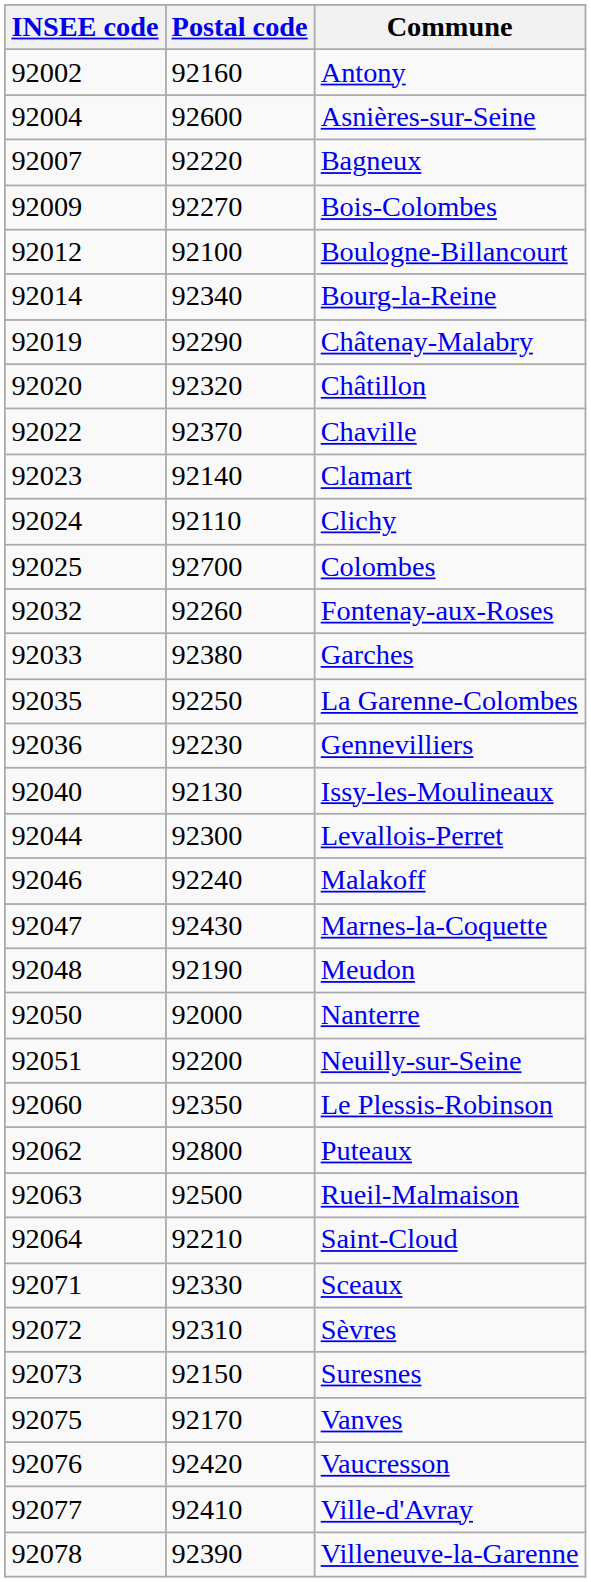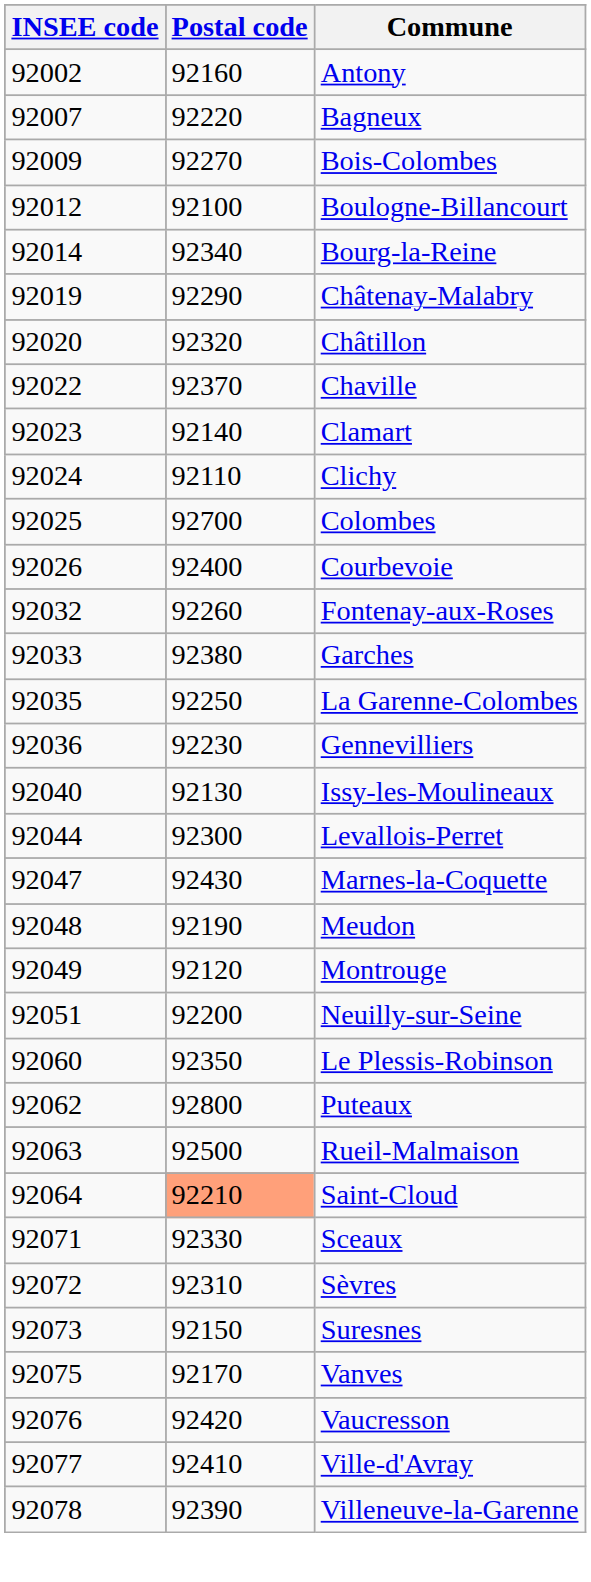- row: (428, 116)
+ row: (387, 565)
- row: (373, 880)
+ row: (384, 970)
- row: (370, 1015)
(207, 1239) no background -> (207, 1194) lightsalmon background
